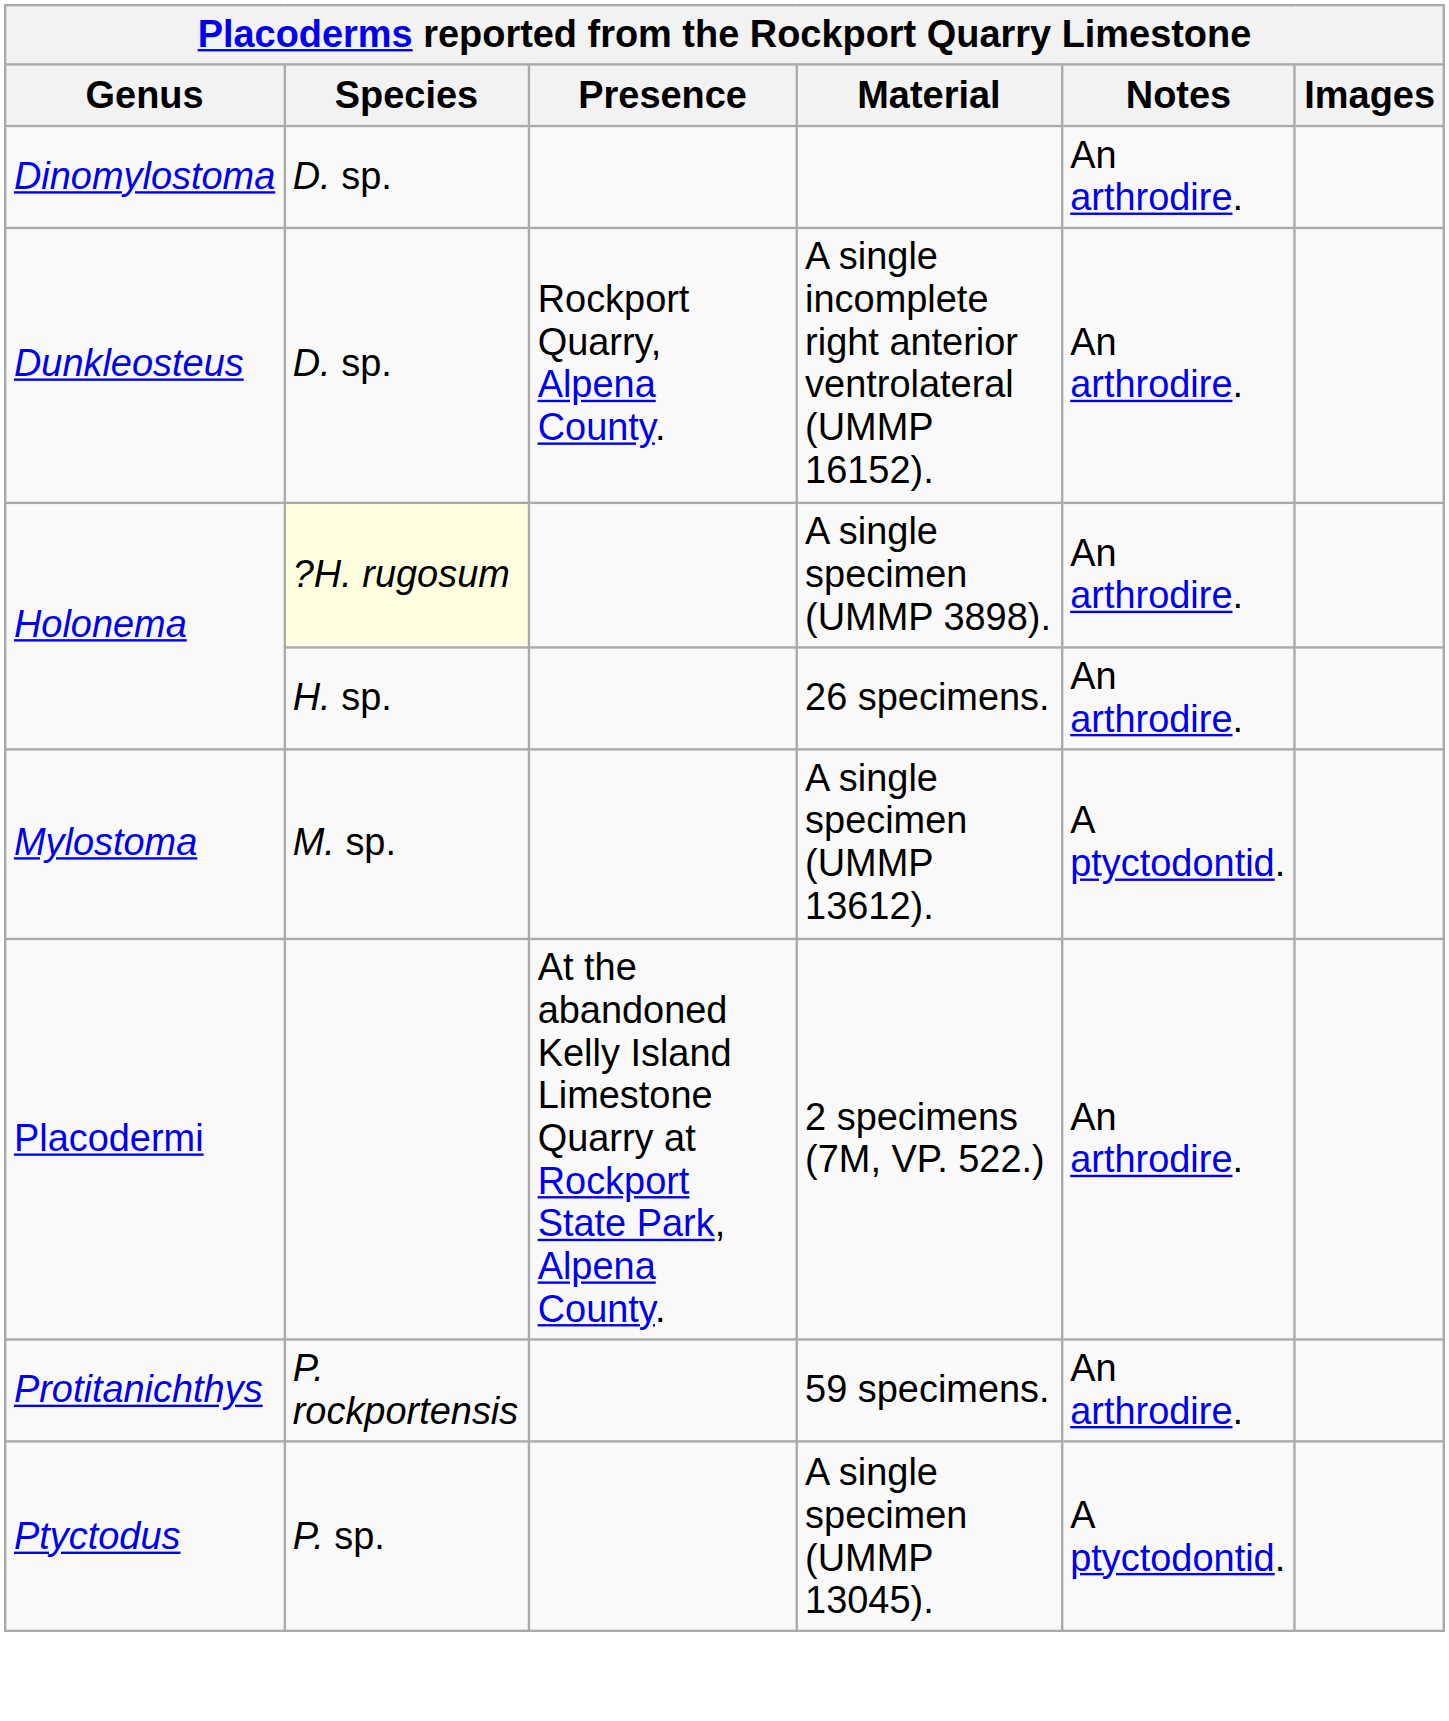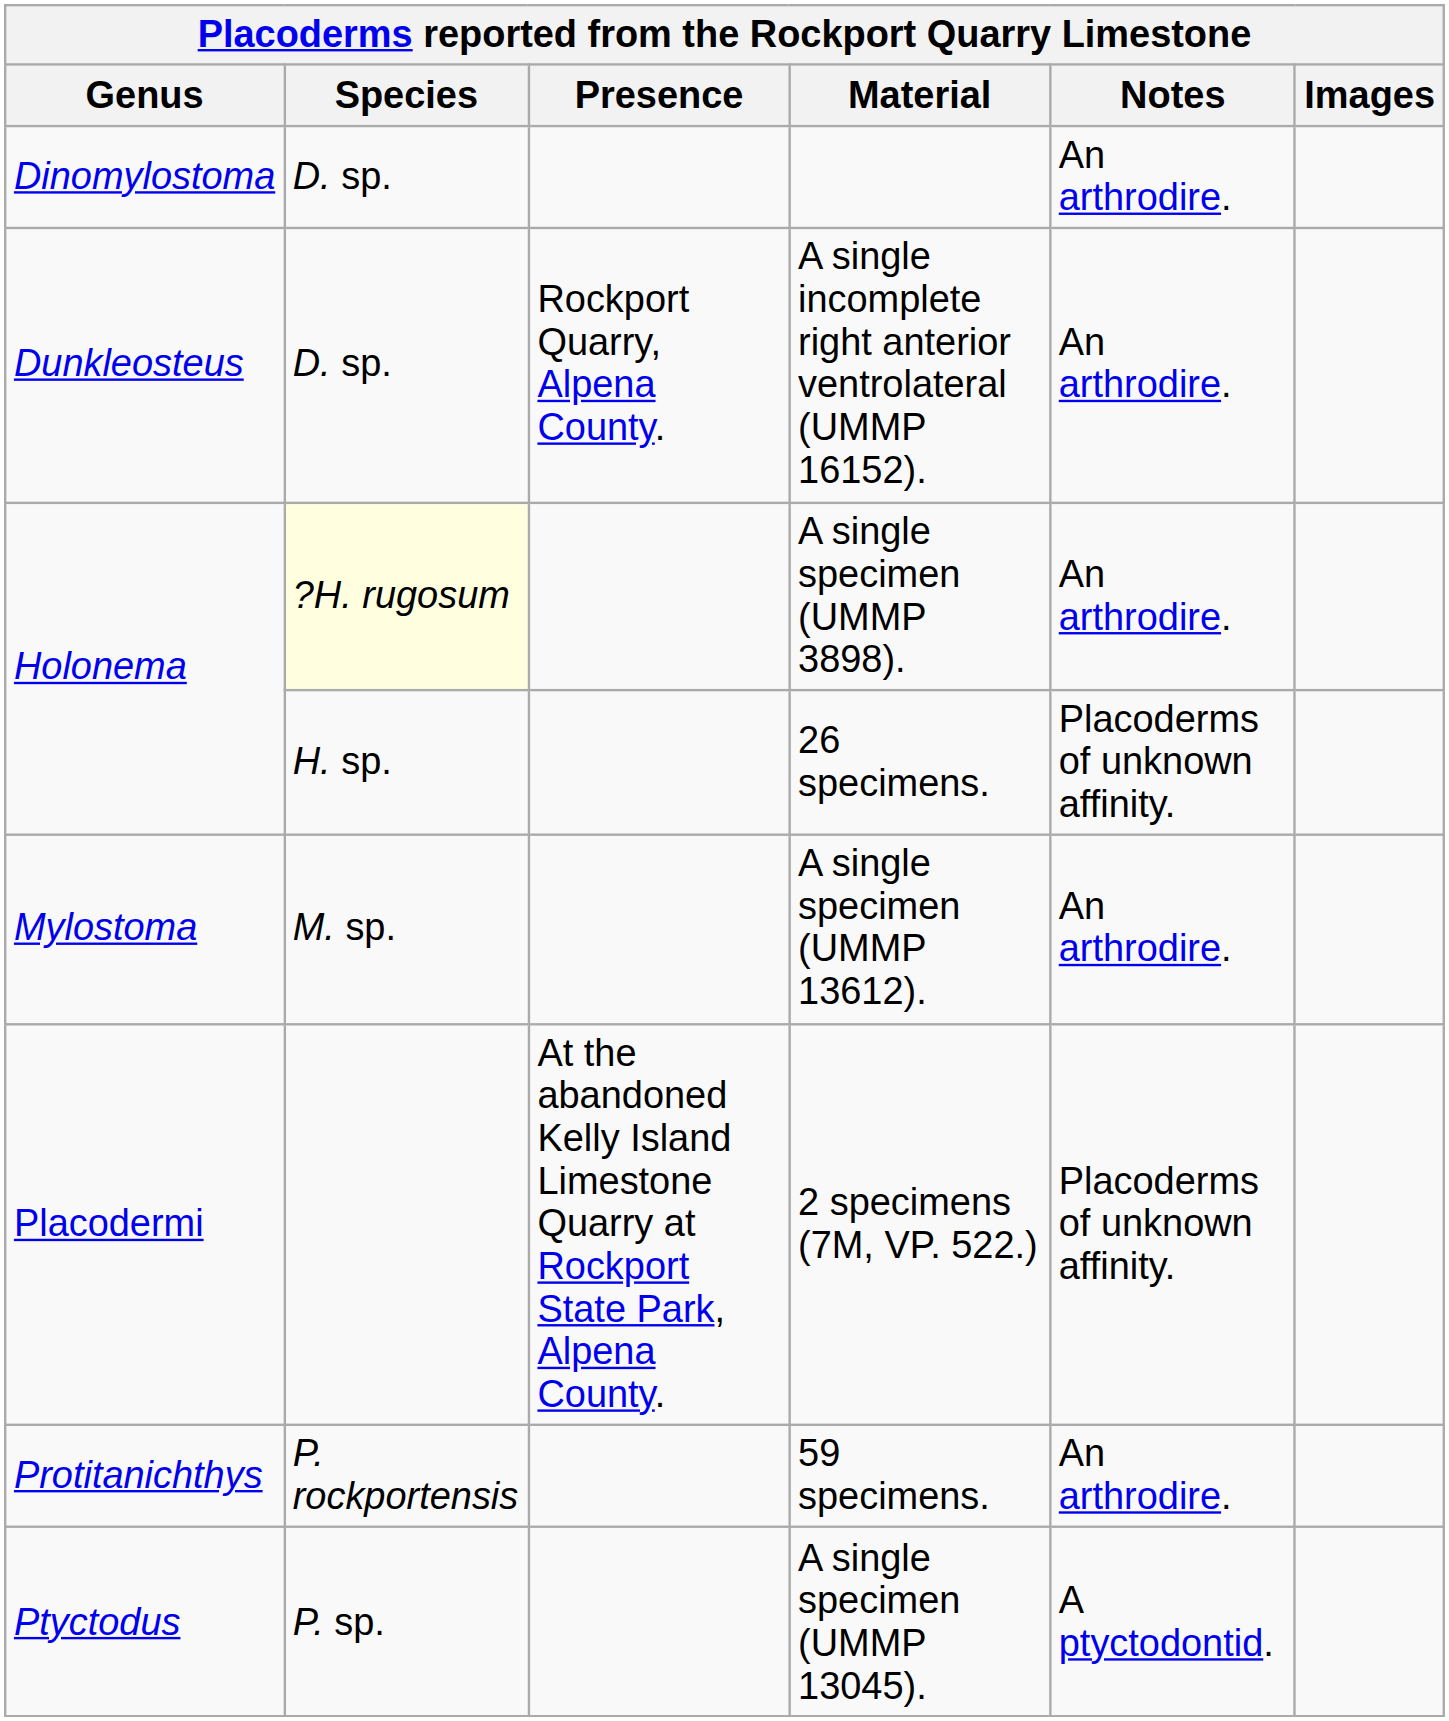(1157, 697) An arthrodire. -> (1159, 761) Placoderms of unknown affinity.
(1178, 843) A ptyctodontid. -> (1145, 928) An arthrodire.
(1157, 1138) An arthrodire. -> (1159, 1223) Placoderms of unknown affinity.
